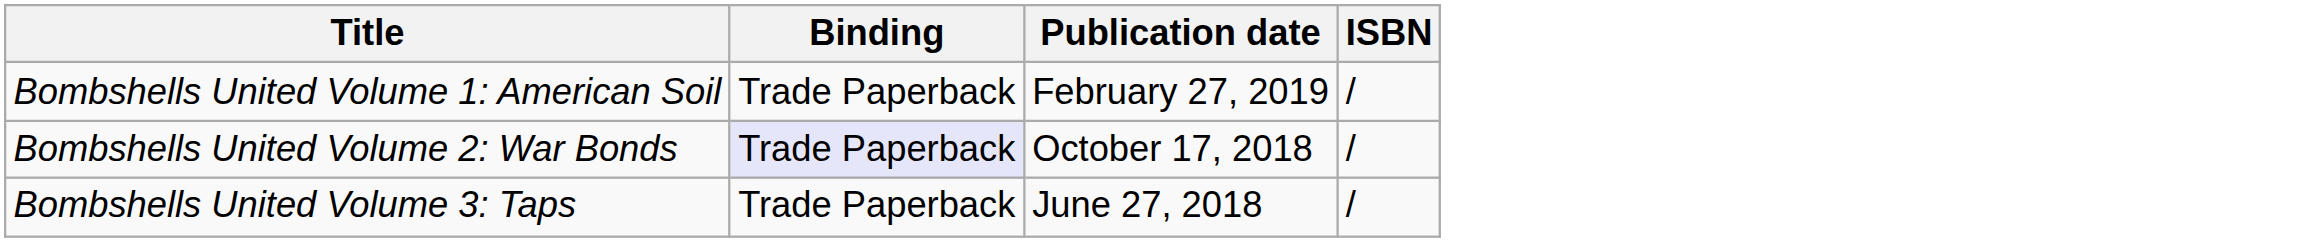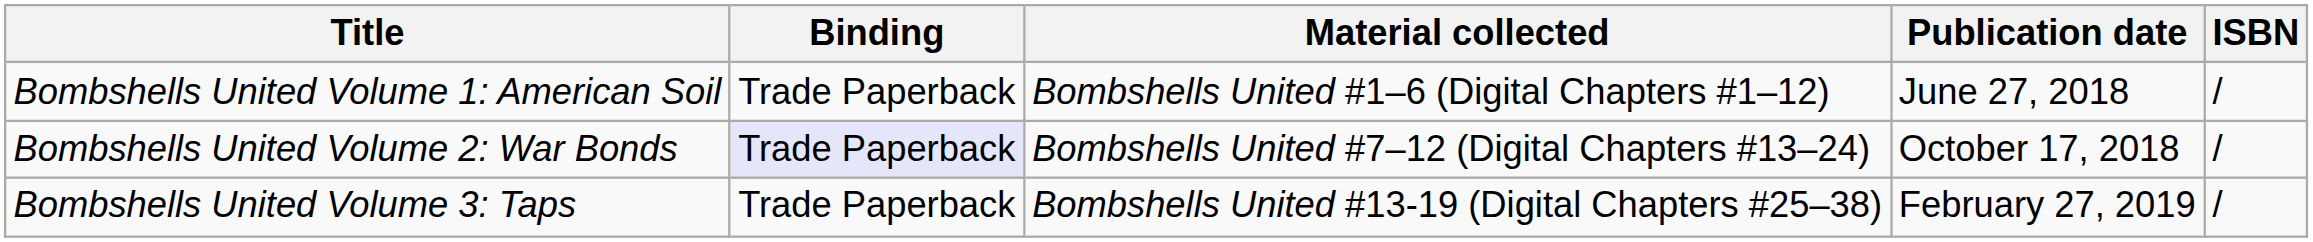+ column: (1457, 33)
(1181, 90) February 27, 2019 -> (2014, 90) June 27, 2018
(1147, 206) June 27, 2018 -> (2047, 206) February 27, 2019
